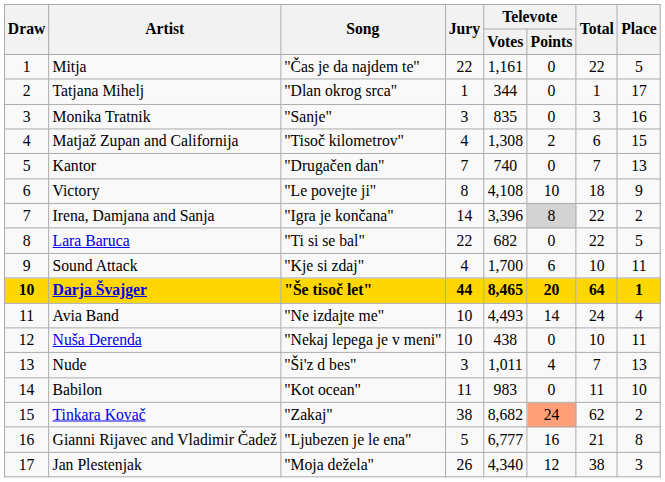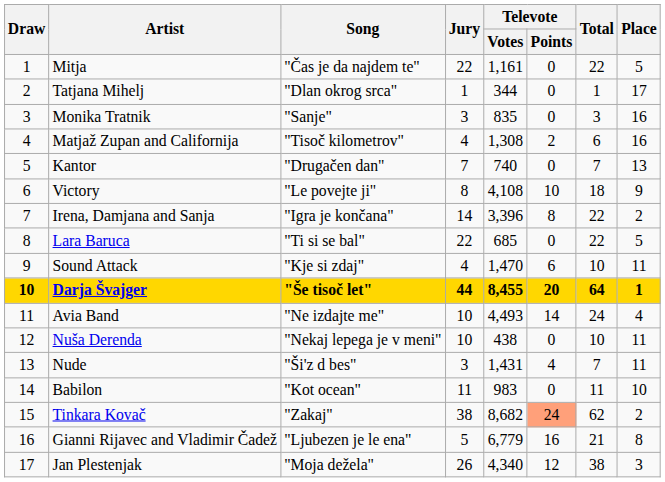(639, 141) 15 -> (639, 141) 16
(551, 215) lightgrey background -> (551, 215) no background
(505, 240) 682 -> (505, 240) 685
(505, 265) 1,700 -> (505, 265) 1,470
(505, 290) 8,465 -> (505, 290) 8,455
(505, 365) 1,011 -> (505, 365) 1,431
(639, 365) 13 -> (639, 365) 11
(505, 439) 6,777 -> (505, 439) 6,779
